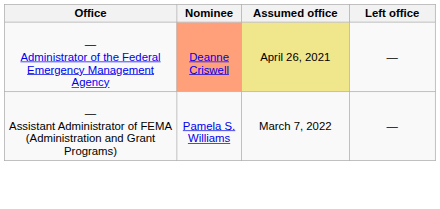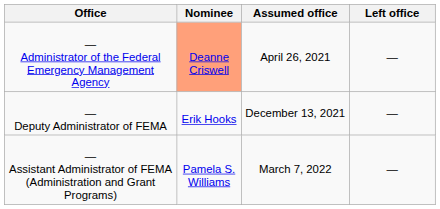(295, 57) khaki background -> (295, 57) no background
+ row: (91, 119)
